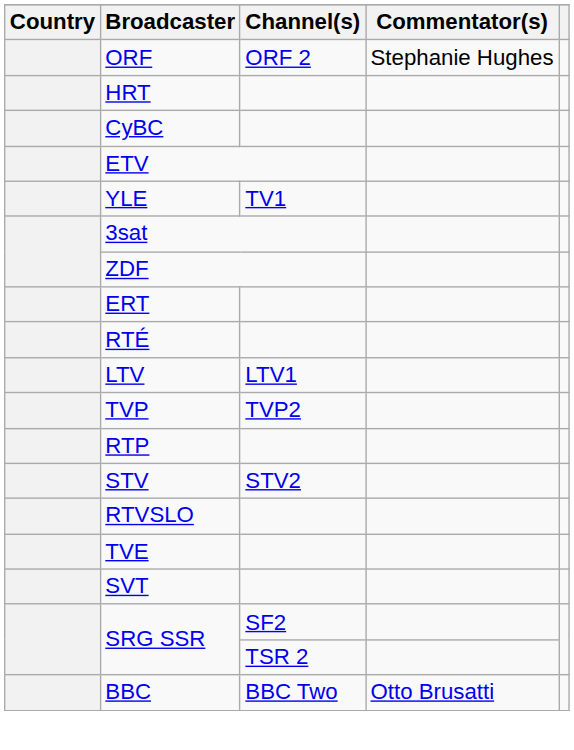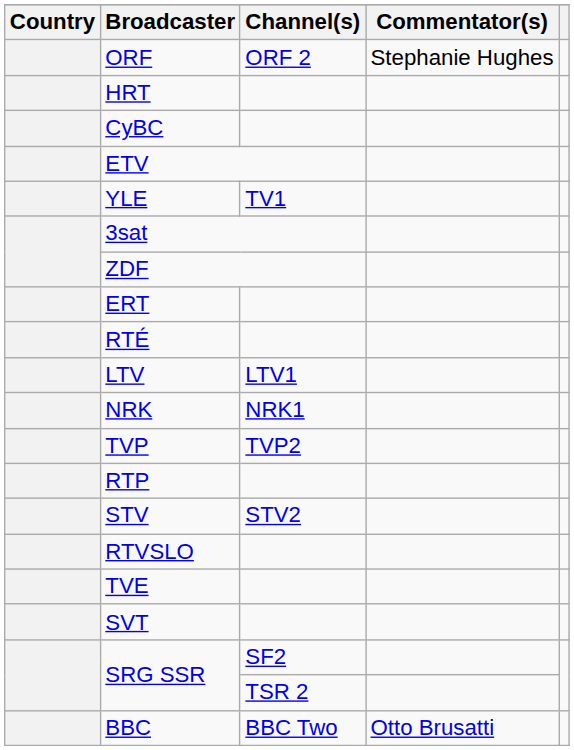+ row: (129, 410)
